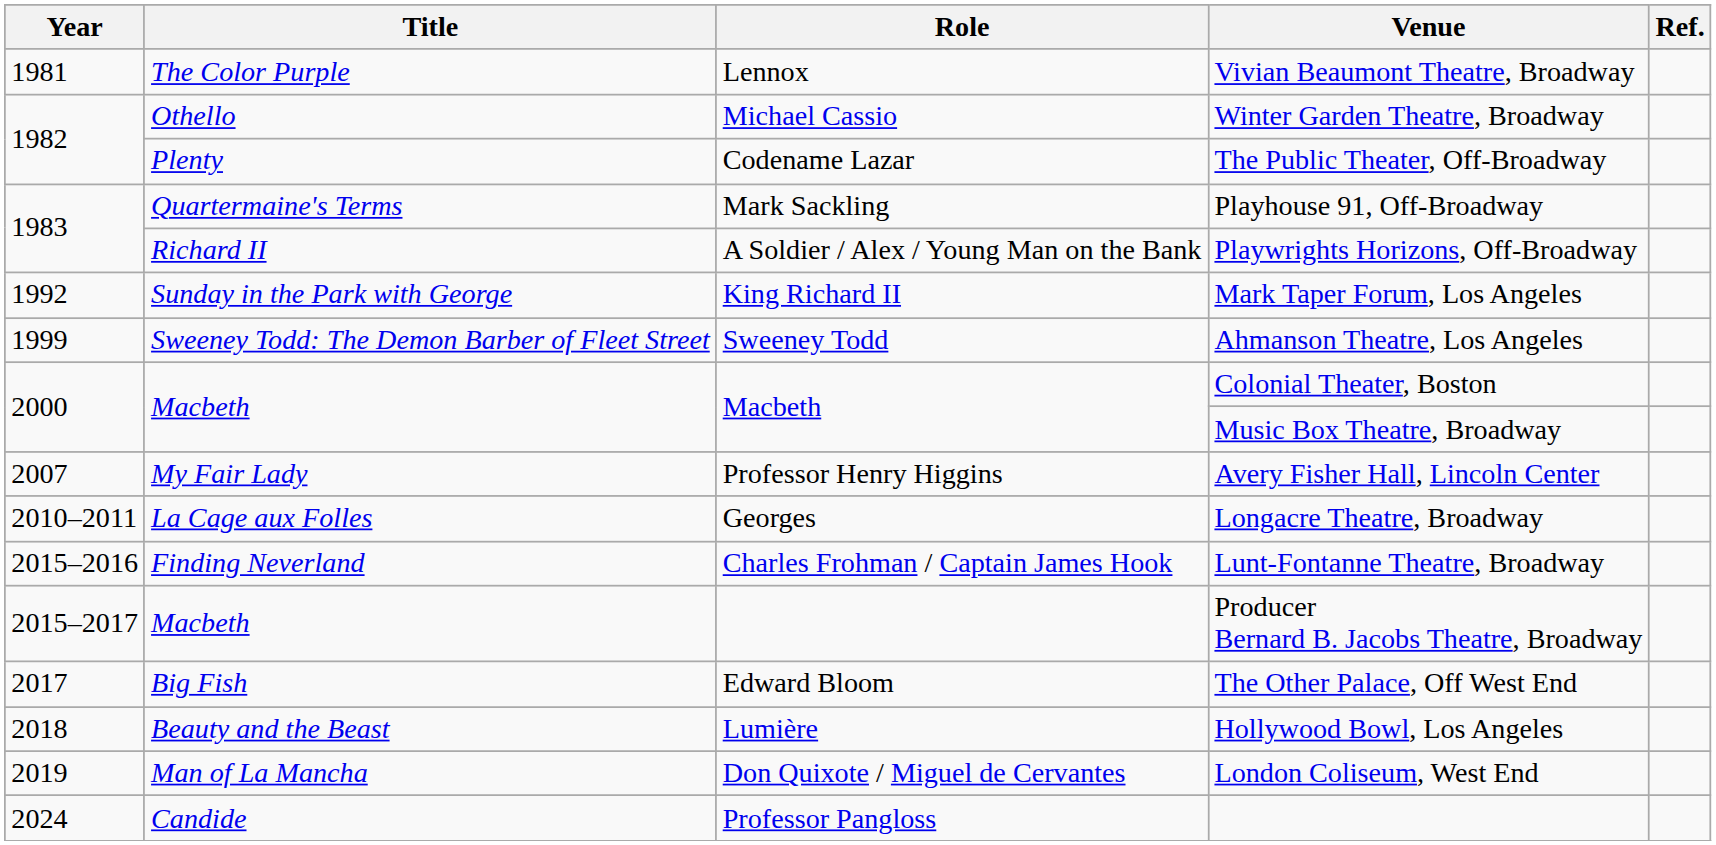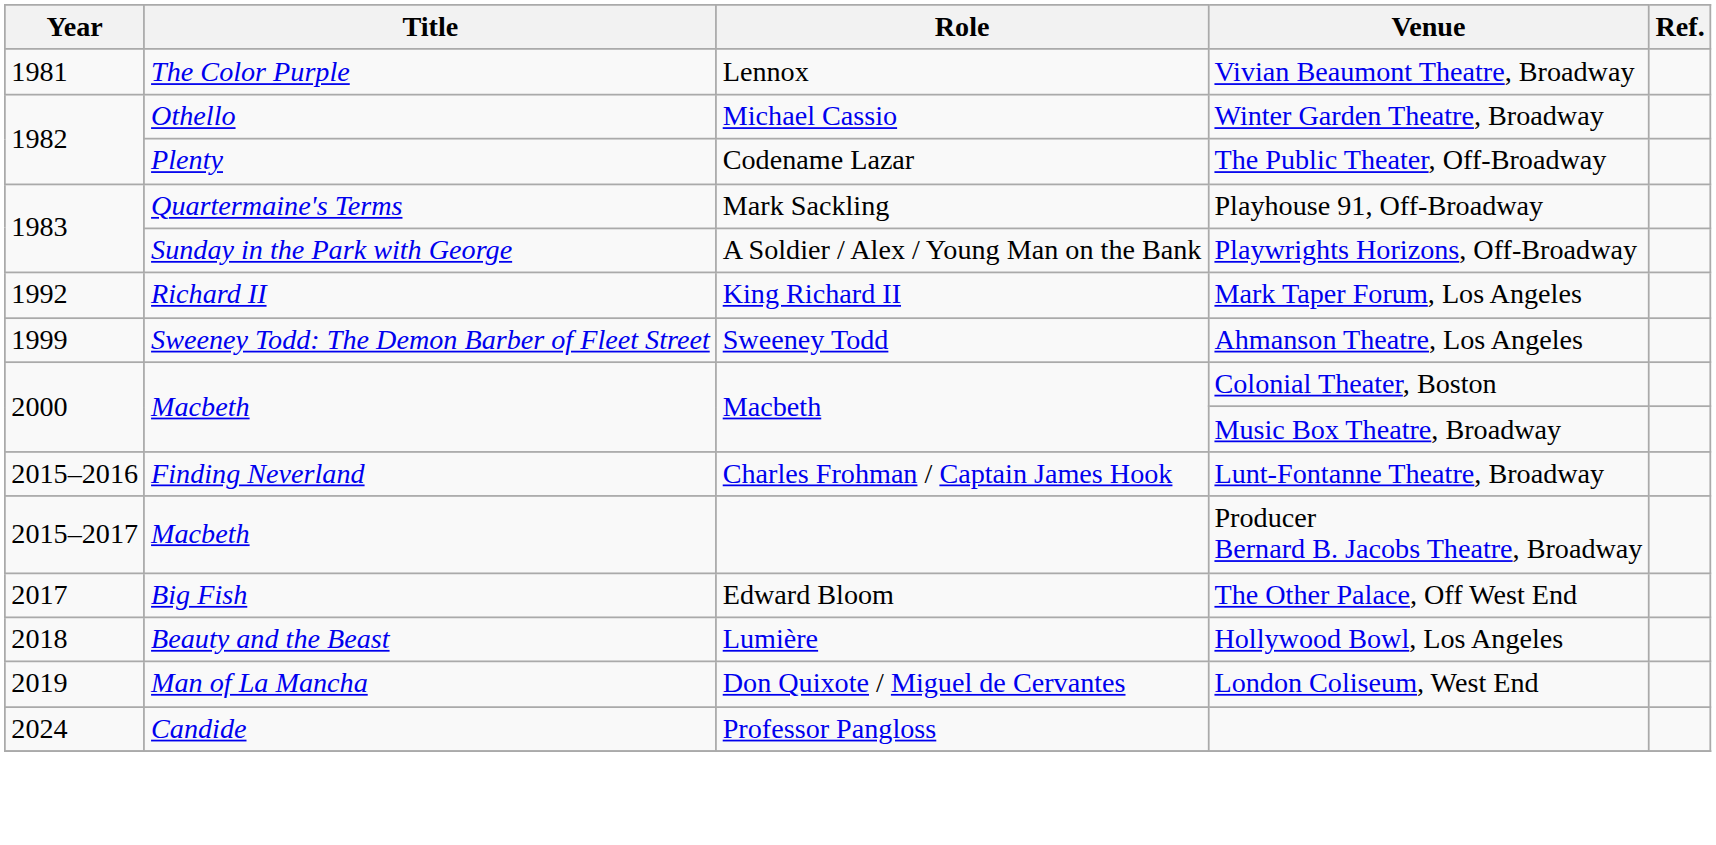(209, 250) Richard II -> (332, 250) Sunday in the Park with George
(332, 294) Sunday in the Park with George -> (209, 294) Richard II
- row: (863, 473)
- row: (769, 518)
